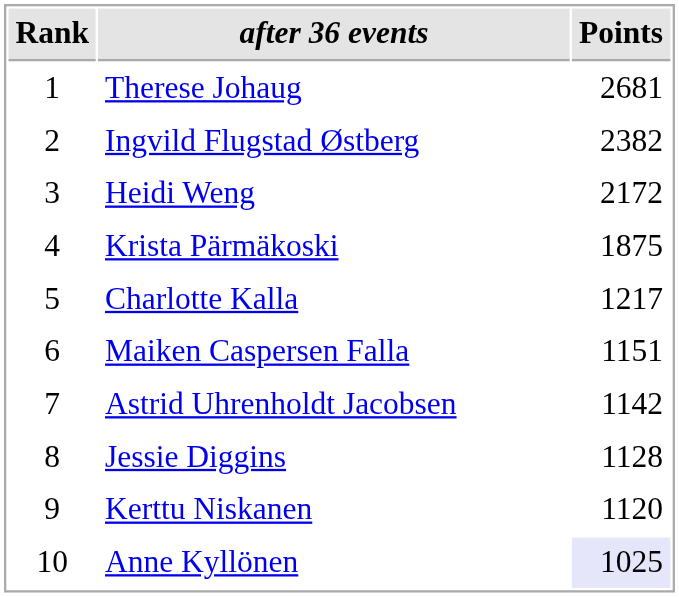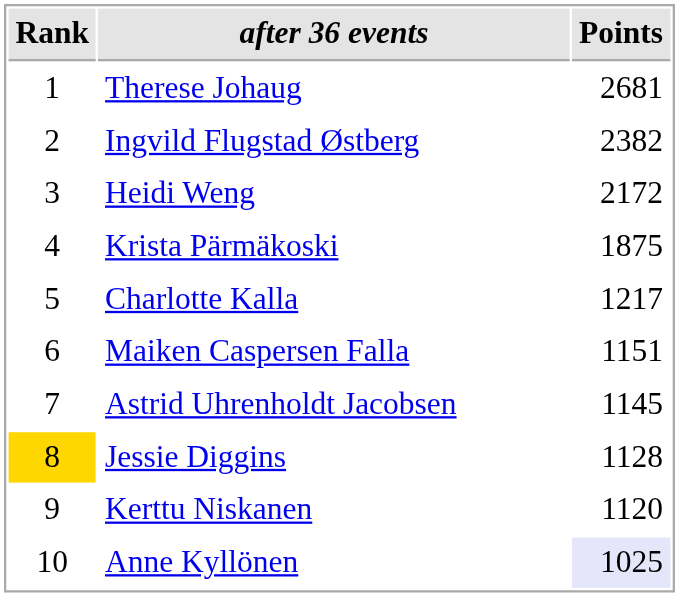(632, 404) 1142 -> (632, 404) 1145
(52, 456) no background -> (52, 456) gold background
